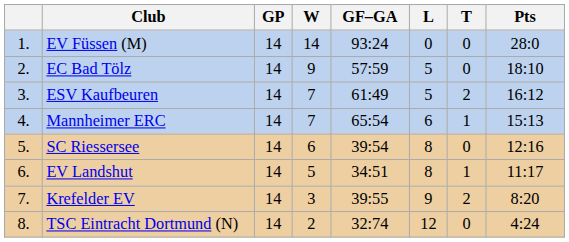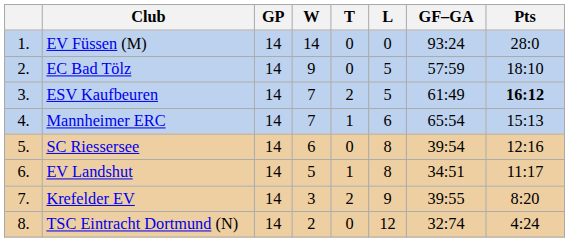columns swapped: (466, 17) <-> (370, 17)
(525, 95) normal -> (525, 95) bold
